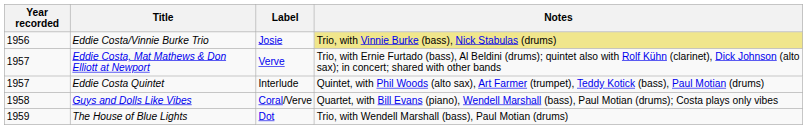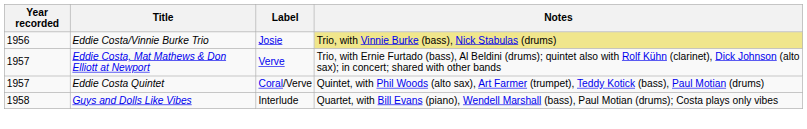(278, 84) Interlude -> (285, 84) Coral/Verve
(285, 100) Coral/Verve -> (278, 100) Interlude
- row: (130, 116)
